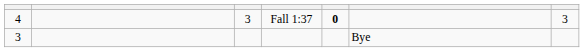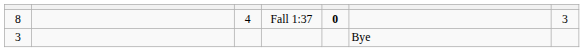(18, 19) 4 -> (18, 19) 8
(248, 19) 3 -> (248, 19) 4
